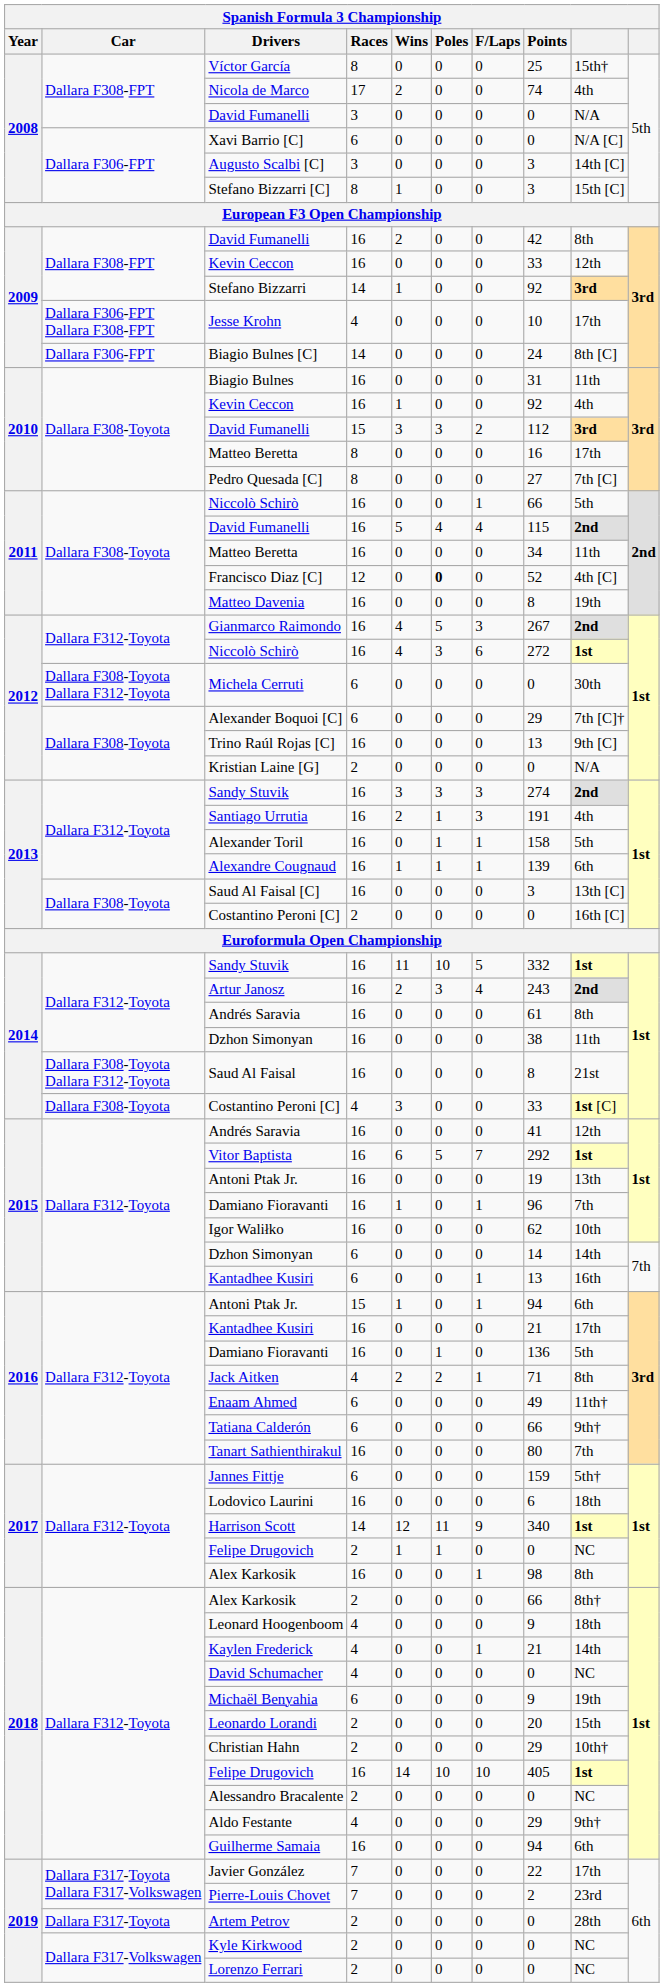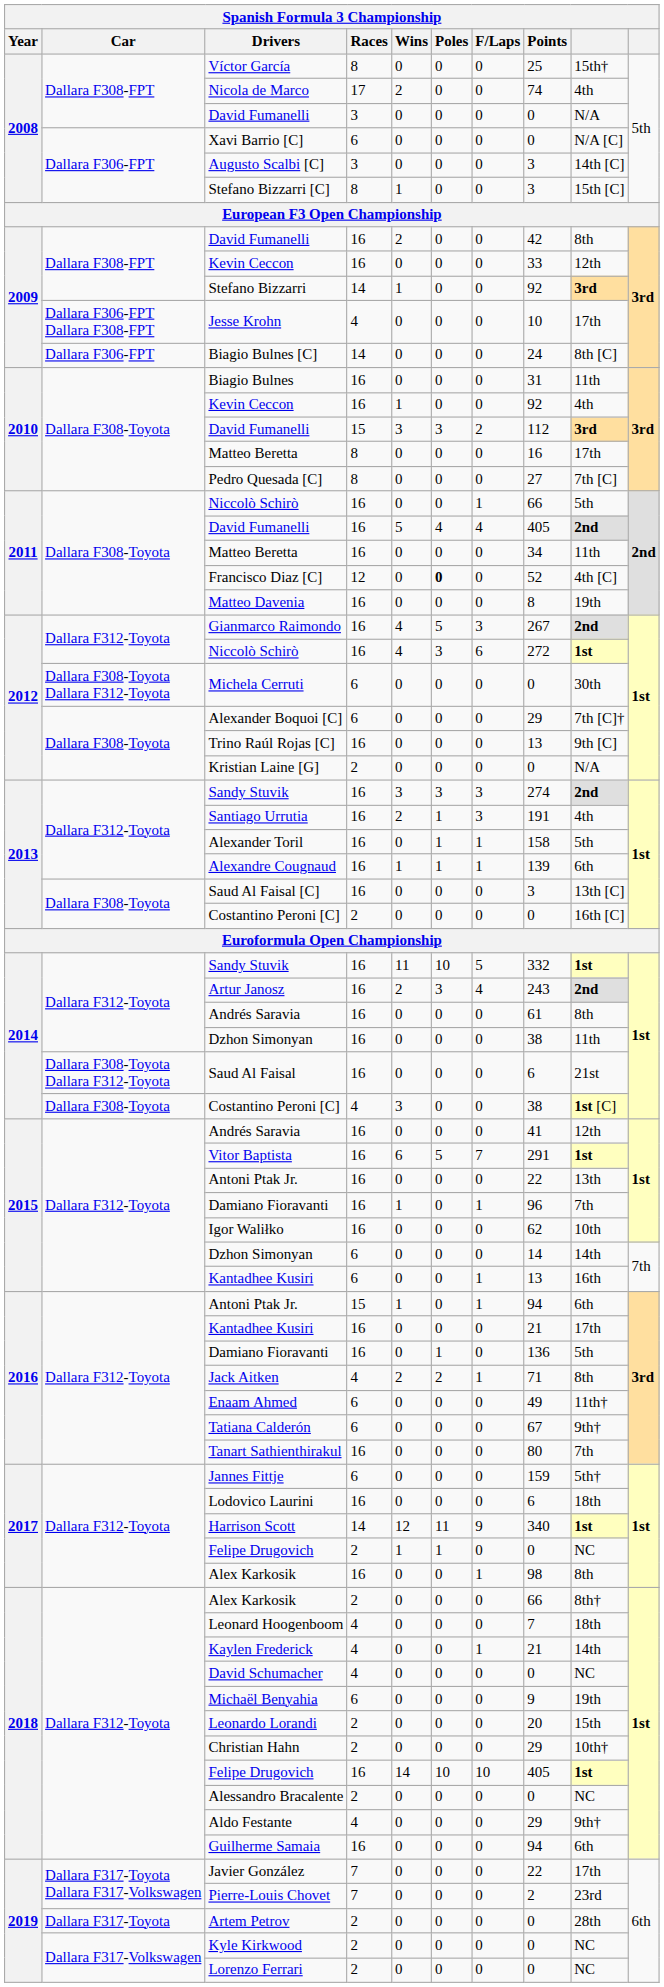(538, 527) 115 -> (539, 527) 405
(531, 1072) 8 -> (531, 1072) 6
(535, 1105) 33 -> (535, 1105) 38
(539, 1155) 292 -> (539, 1155) 291
(535, 1179) 19 -> (535, 1179) 22
(535, 1426) 66 -> (535, 1426) 67
(531, 1624) 9 -> (531, 1624) 7
